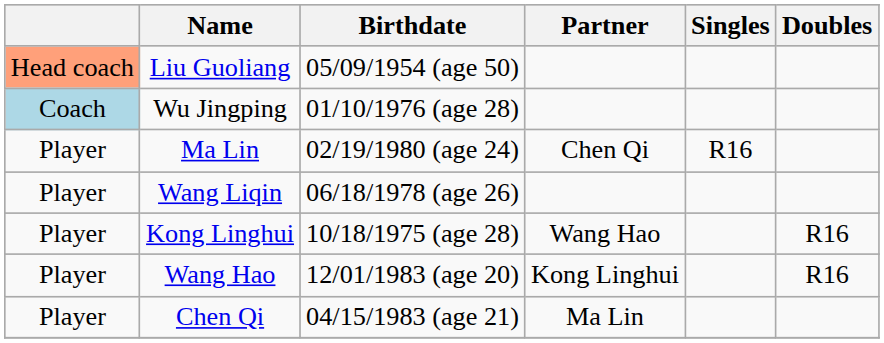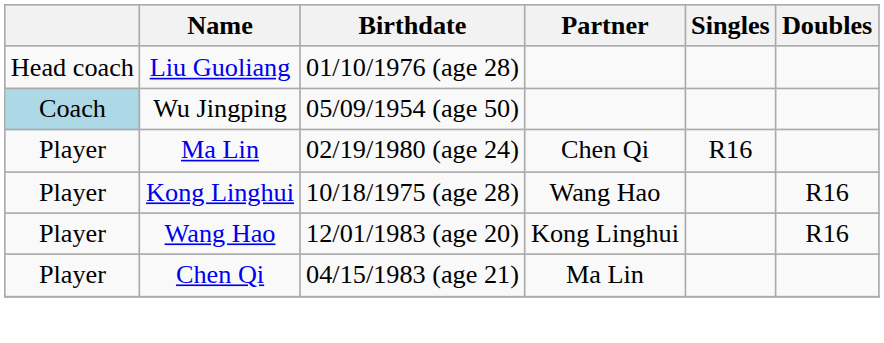(72, 66) lightsalmon background -> (72, 66) no background
(413, 66) 05/09/1954 (age 50) -> (413, 66) 01/10/1976 (age 28)
(413, 108) 01/10/1976 (age 28) -> (413, 108) 05/09/1954 (age 50)
- row: (220, 191)
